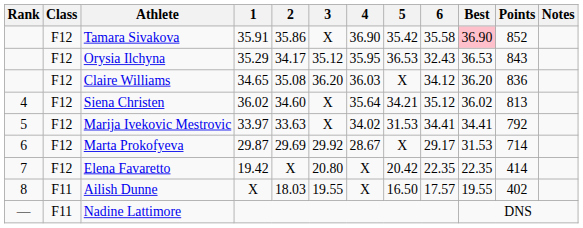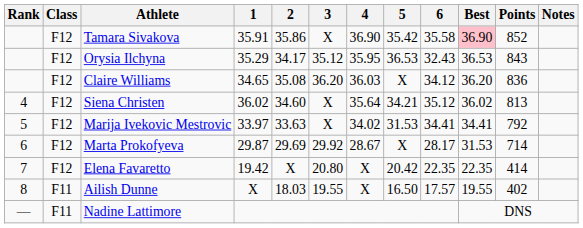(440, 146) 29.17 -> (440, 146) 28.17
